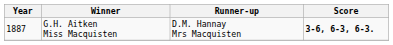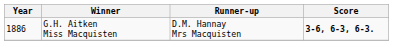(16, 29) 1887 -> (16, 29) 1886
